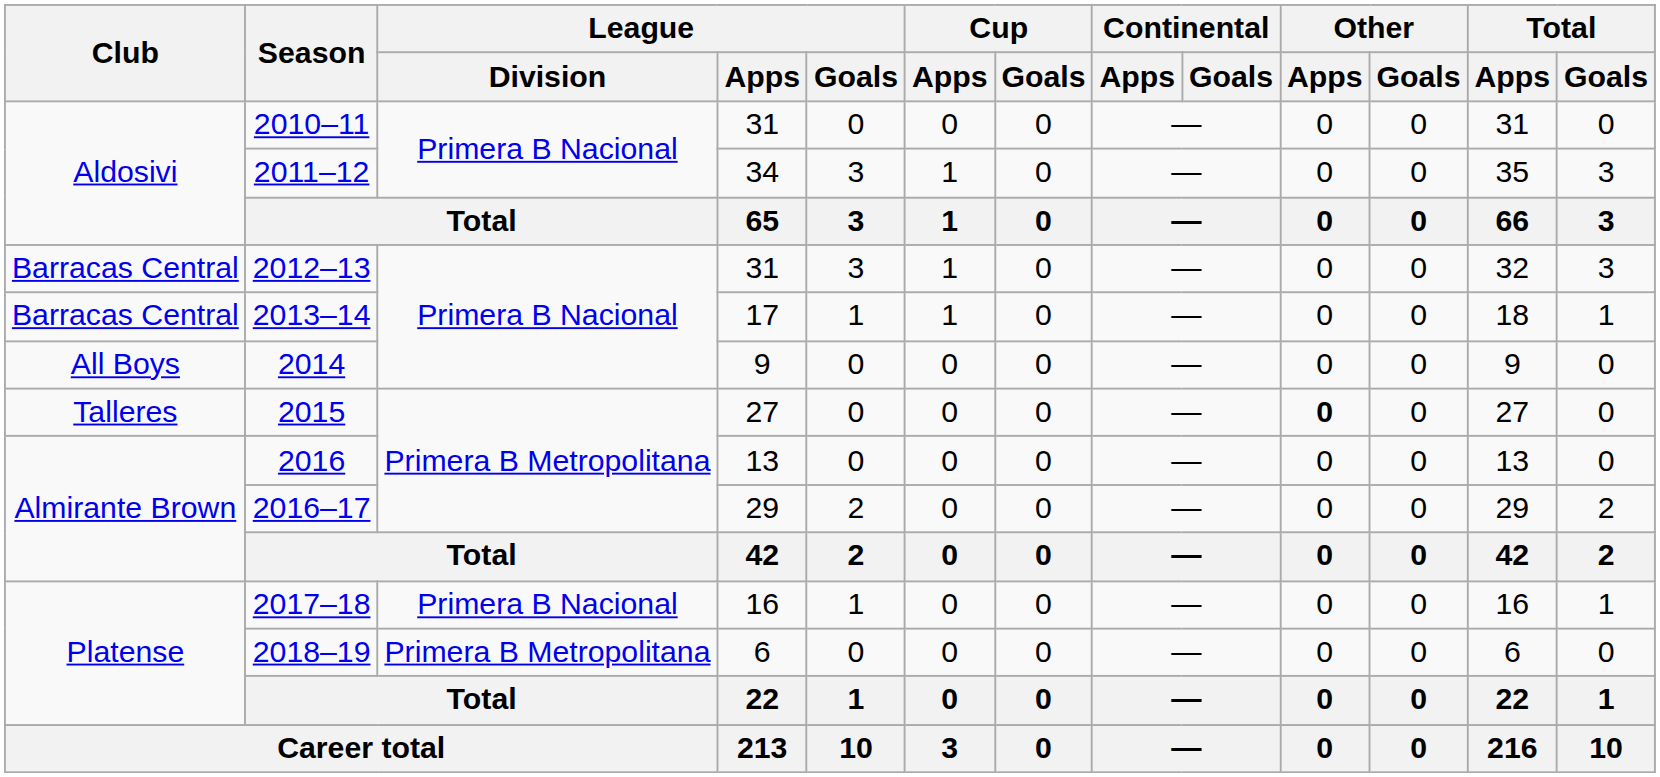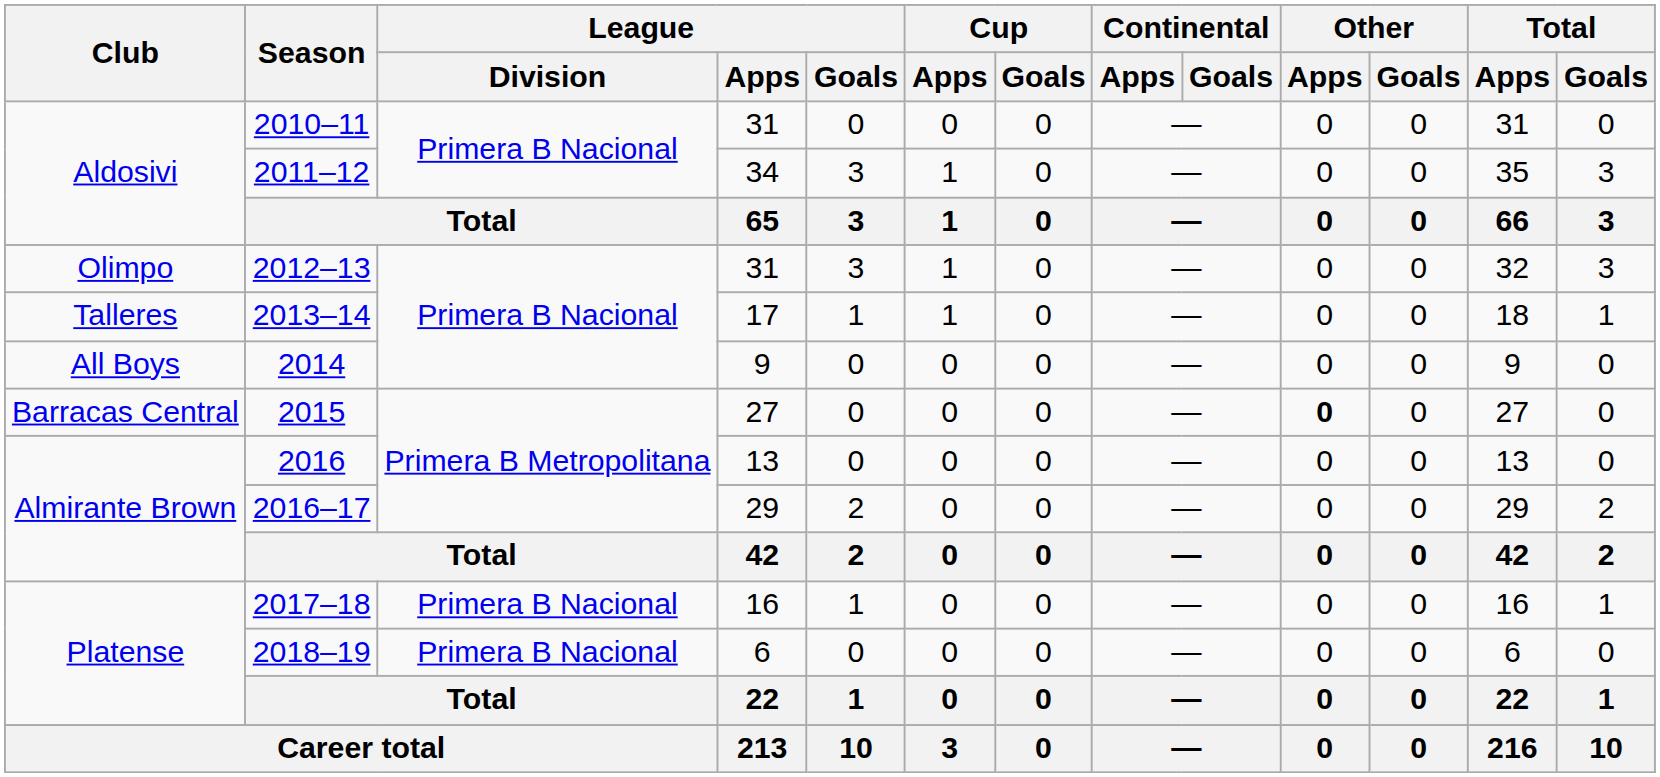(125, 268) Barracas Central -> (125, 268) Olimpo
(125, 316) Barracas Central -> (125, 316) Talleres
(125, 412) Talleres -> (125, 412) Barracas Central
(547, 651) Primera B Metropolitana -> (547, 651) Primera B Nacional
